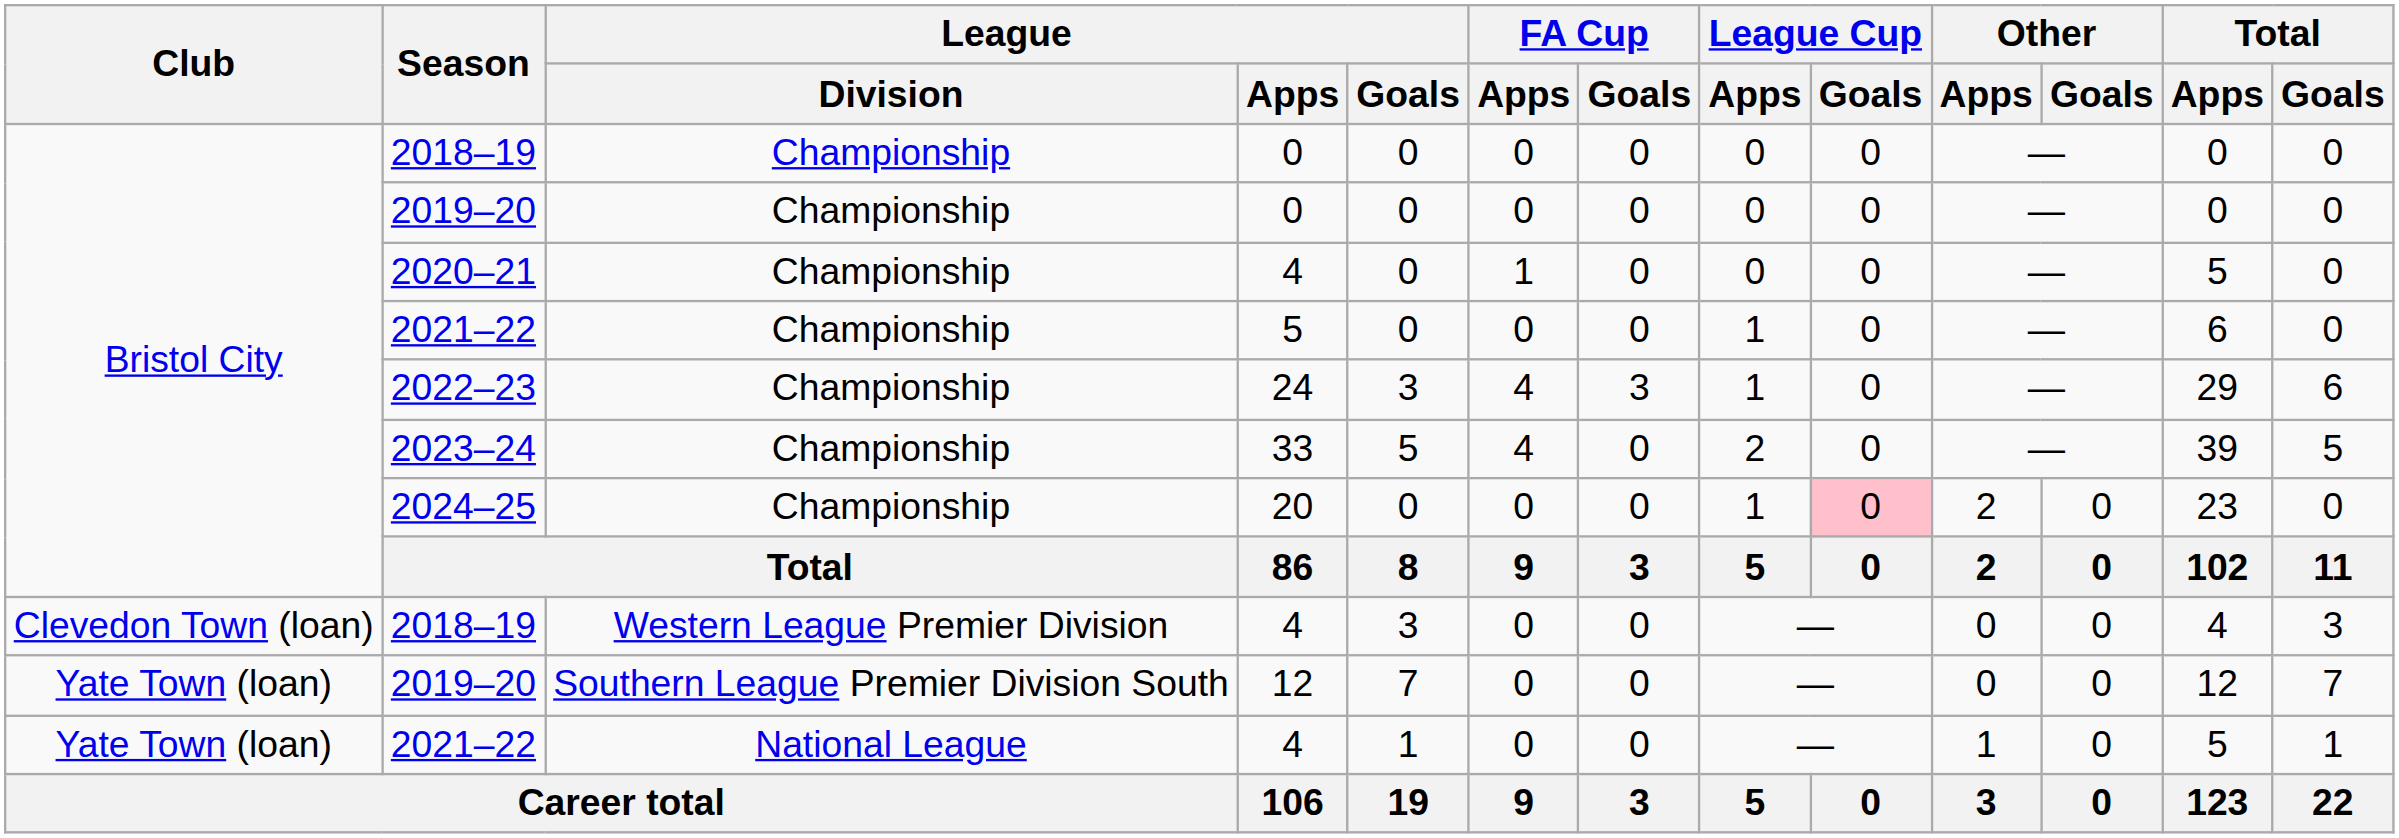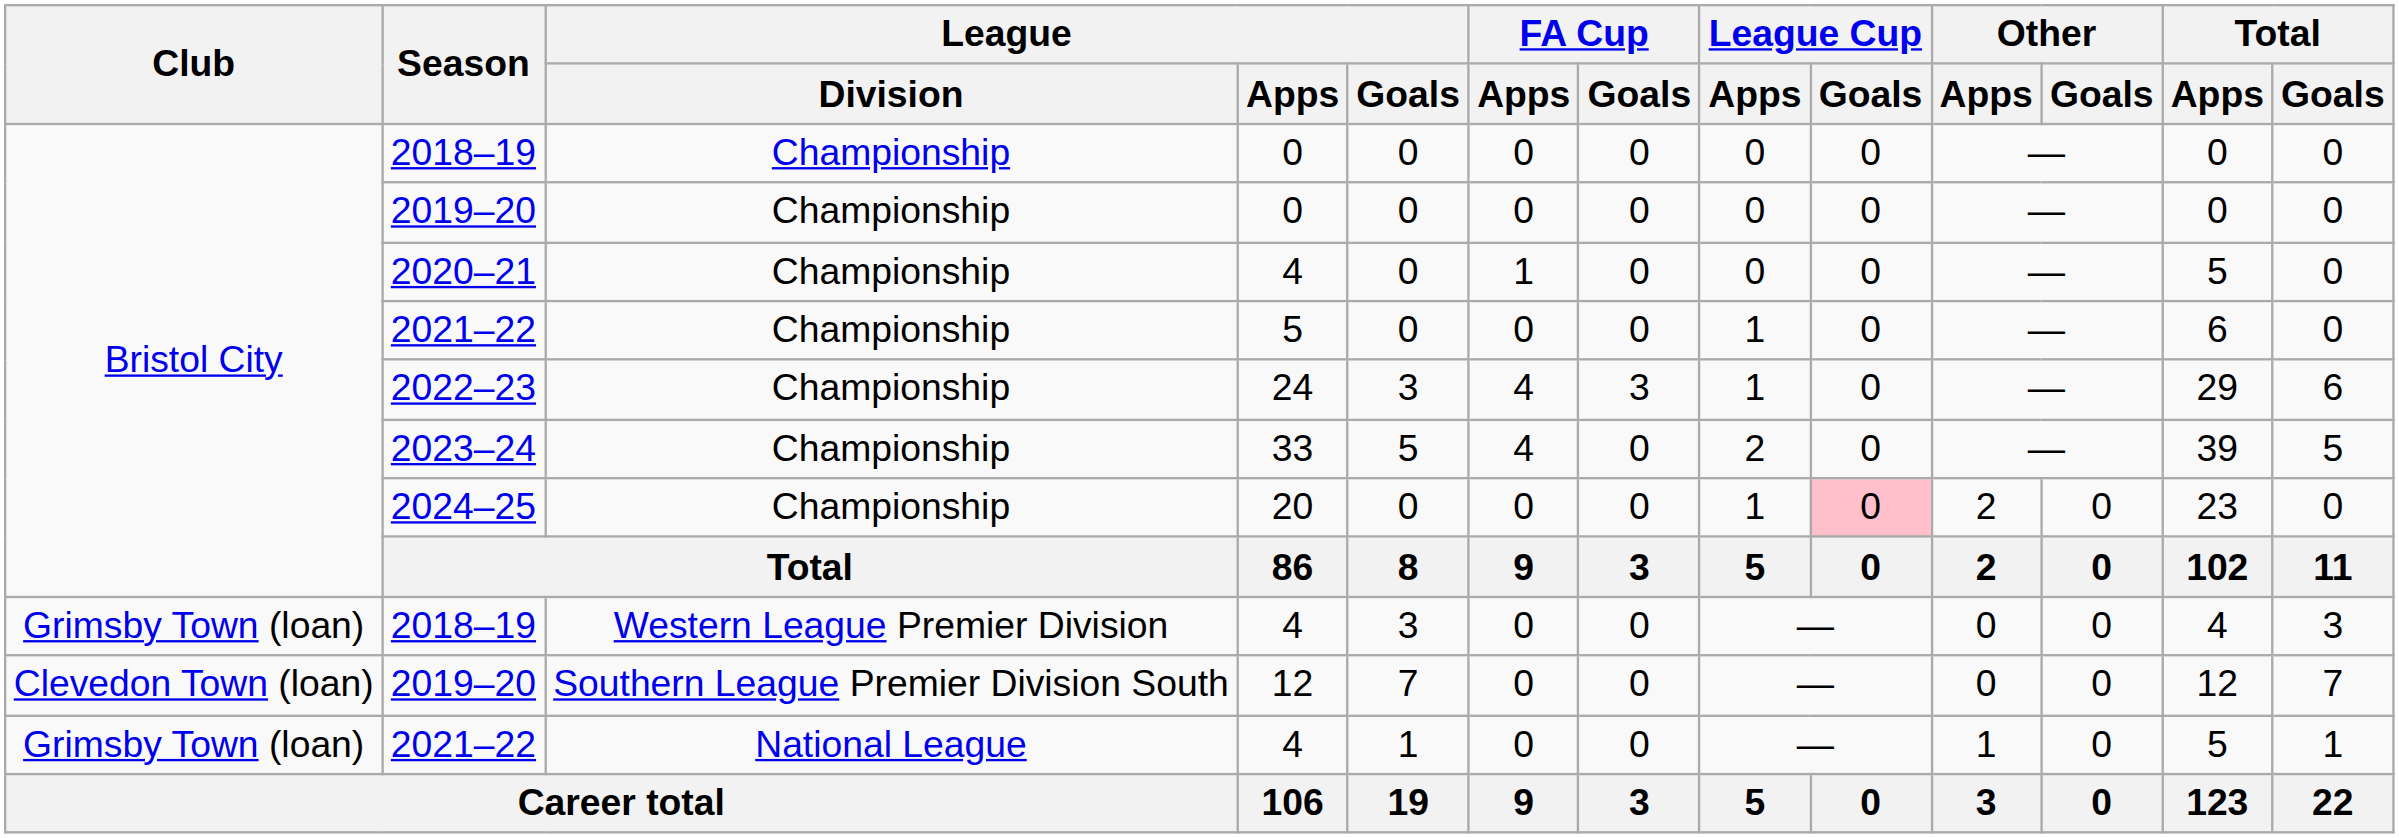(194, 625) Clevedon Town (loan) -> (194, 625) Grimsby Town (loan)
(194, 684) Yate Town (loan) -> (194, 684) Clevedon Town (loan)
(194, 743) Yate Town (loan) -> (194, 743) Grimsby Town (loan)
